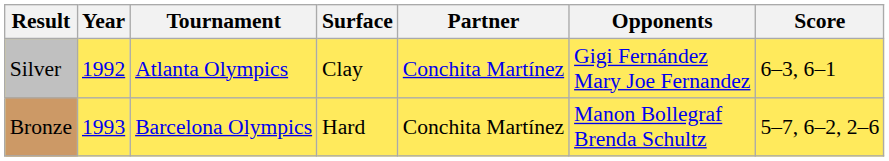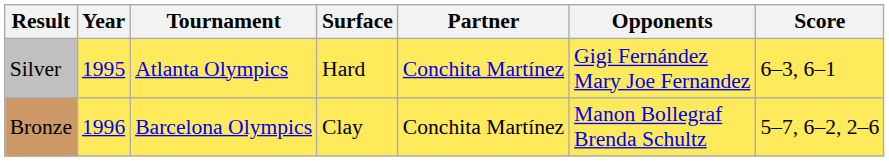(104, 68) 1992 -> (104, 68) 1995
(342, 68) Clay -> (344, 68) Hard
(104, 126) 1993 -> (104, 126) 1996
(344, 126) Hard -> (342, 126) Clay
